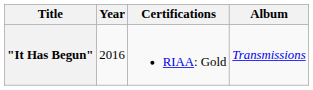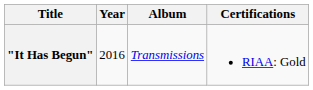columns swapped: (179, 14) <-> (269, 14)
